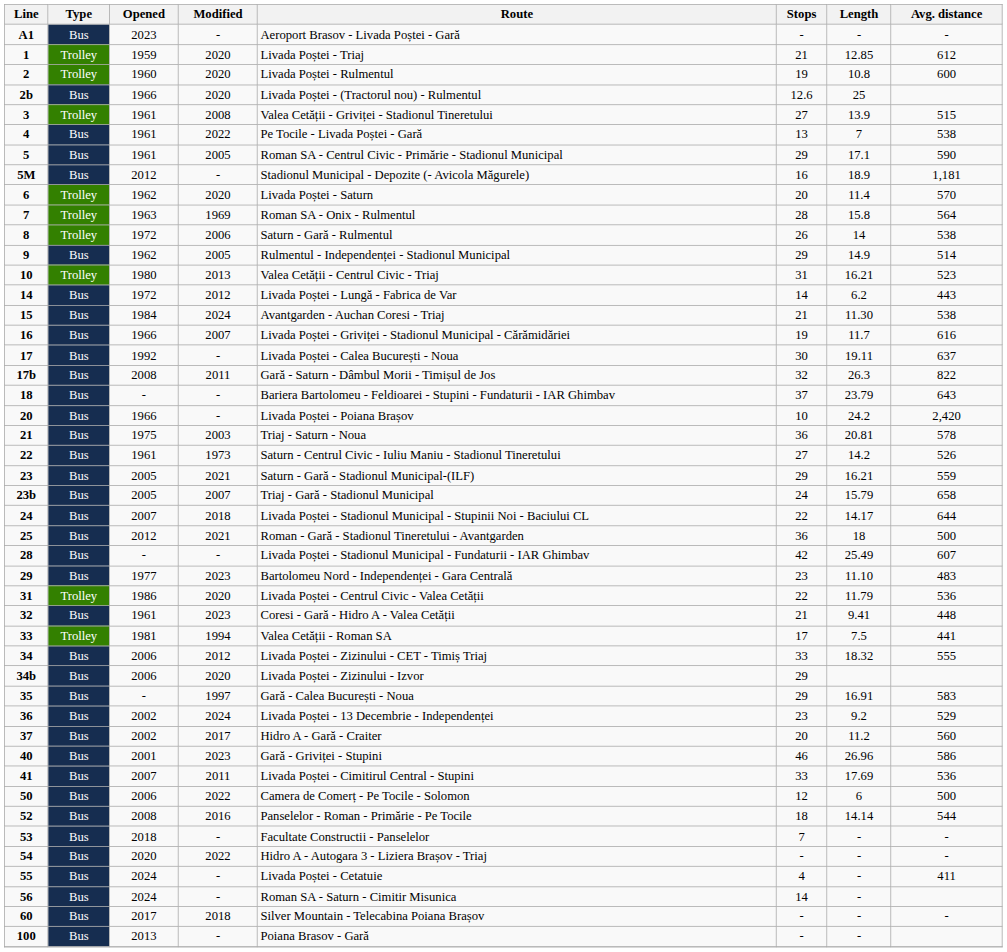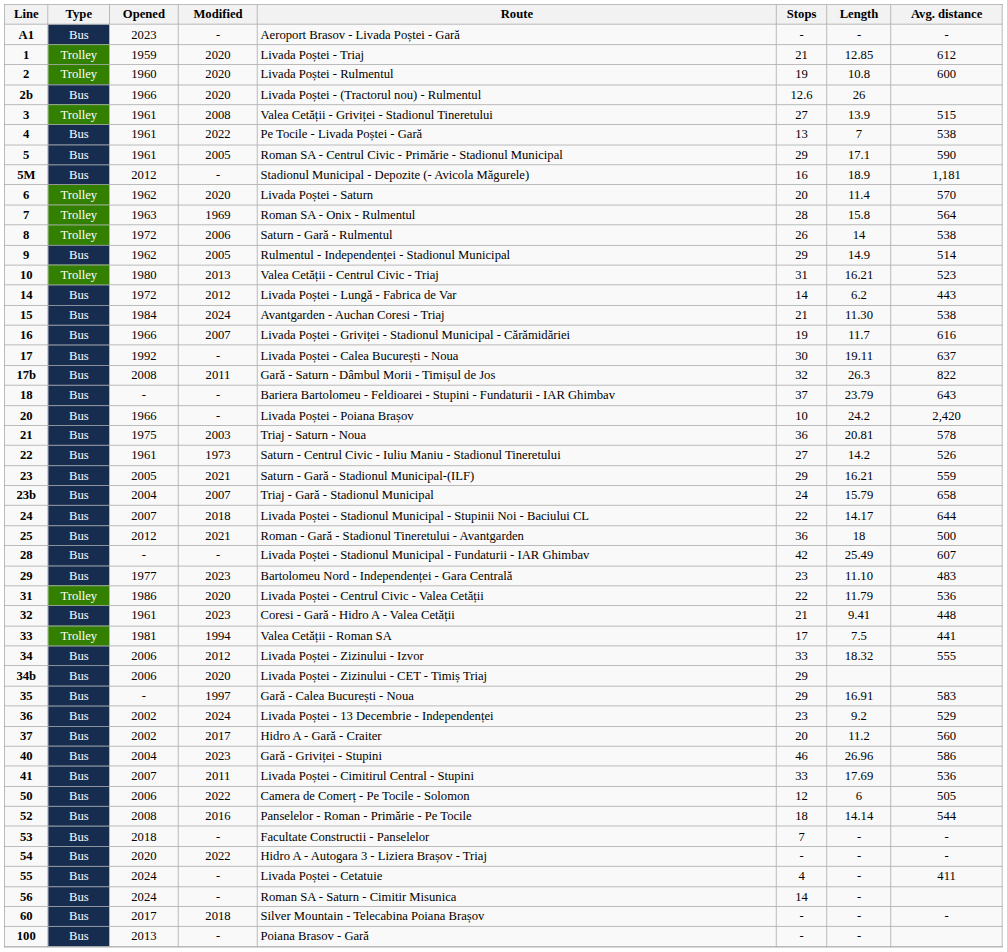(859, 94) 25 -> (859, 94) 26
(144, 495) 2005 -> (144, 495) 2004
(374, 656) Livada Poștei - Zizinului - CET - Timiș Triaj -> (342, 656) Livada Poștei - Zizinului - Izvor
(342, 676) Livada Poștei - Zizinului - Izvor -> (374, 676) Livada Poștei - Zizinului - CET - Timiș Triaj
(144, 756) 2001 -> (144, 756) 2004
(947, 796) 500 -> (947, 796) 505
